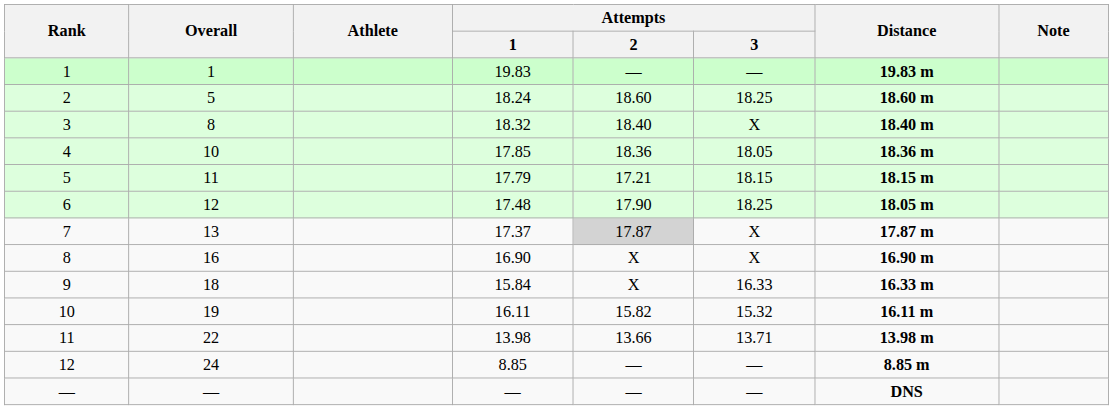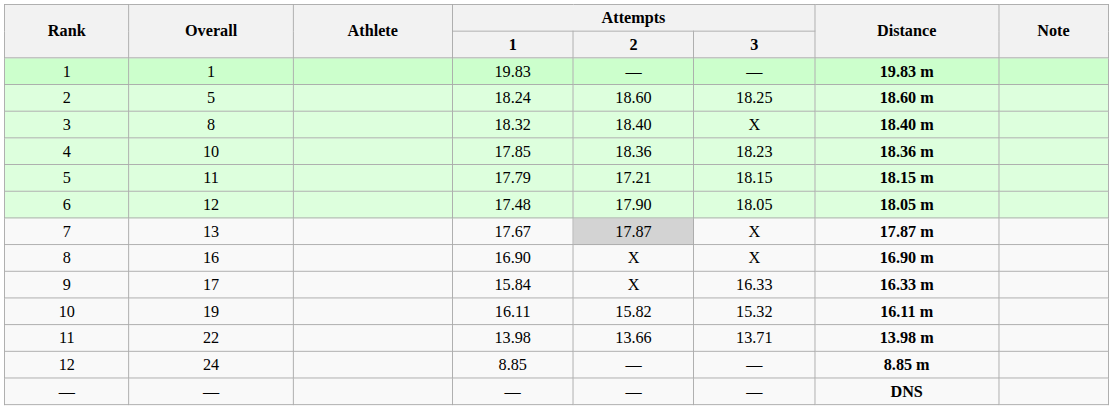(754, 150) 18.05 -> (754, 150) 18.23
(754, 204) 18.25 -> (754, 204) 18.05
(513, 231) 17.37 -> (513, 231) 17.67
(211, 284) 18 -> (211, 284) 17
